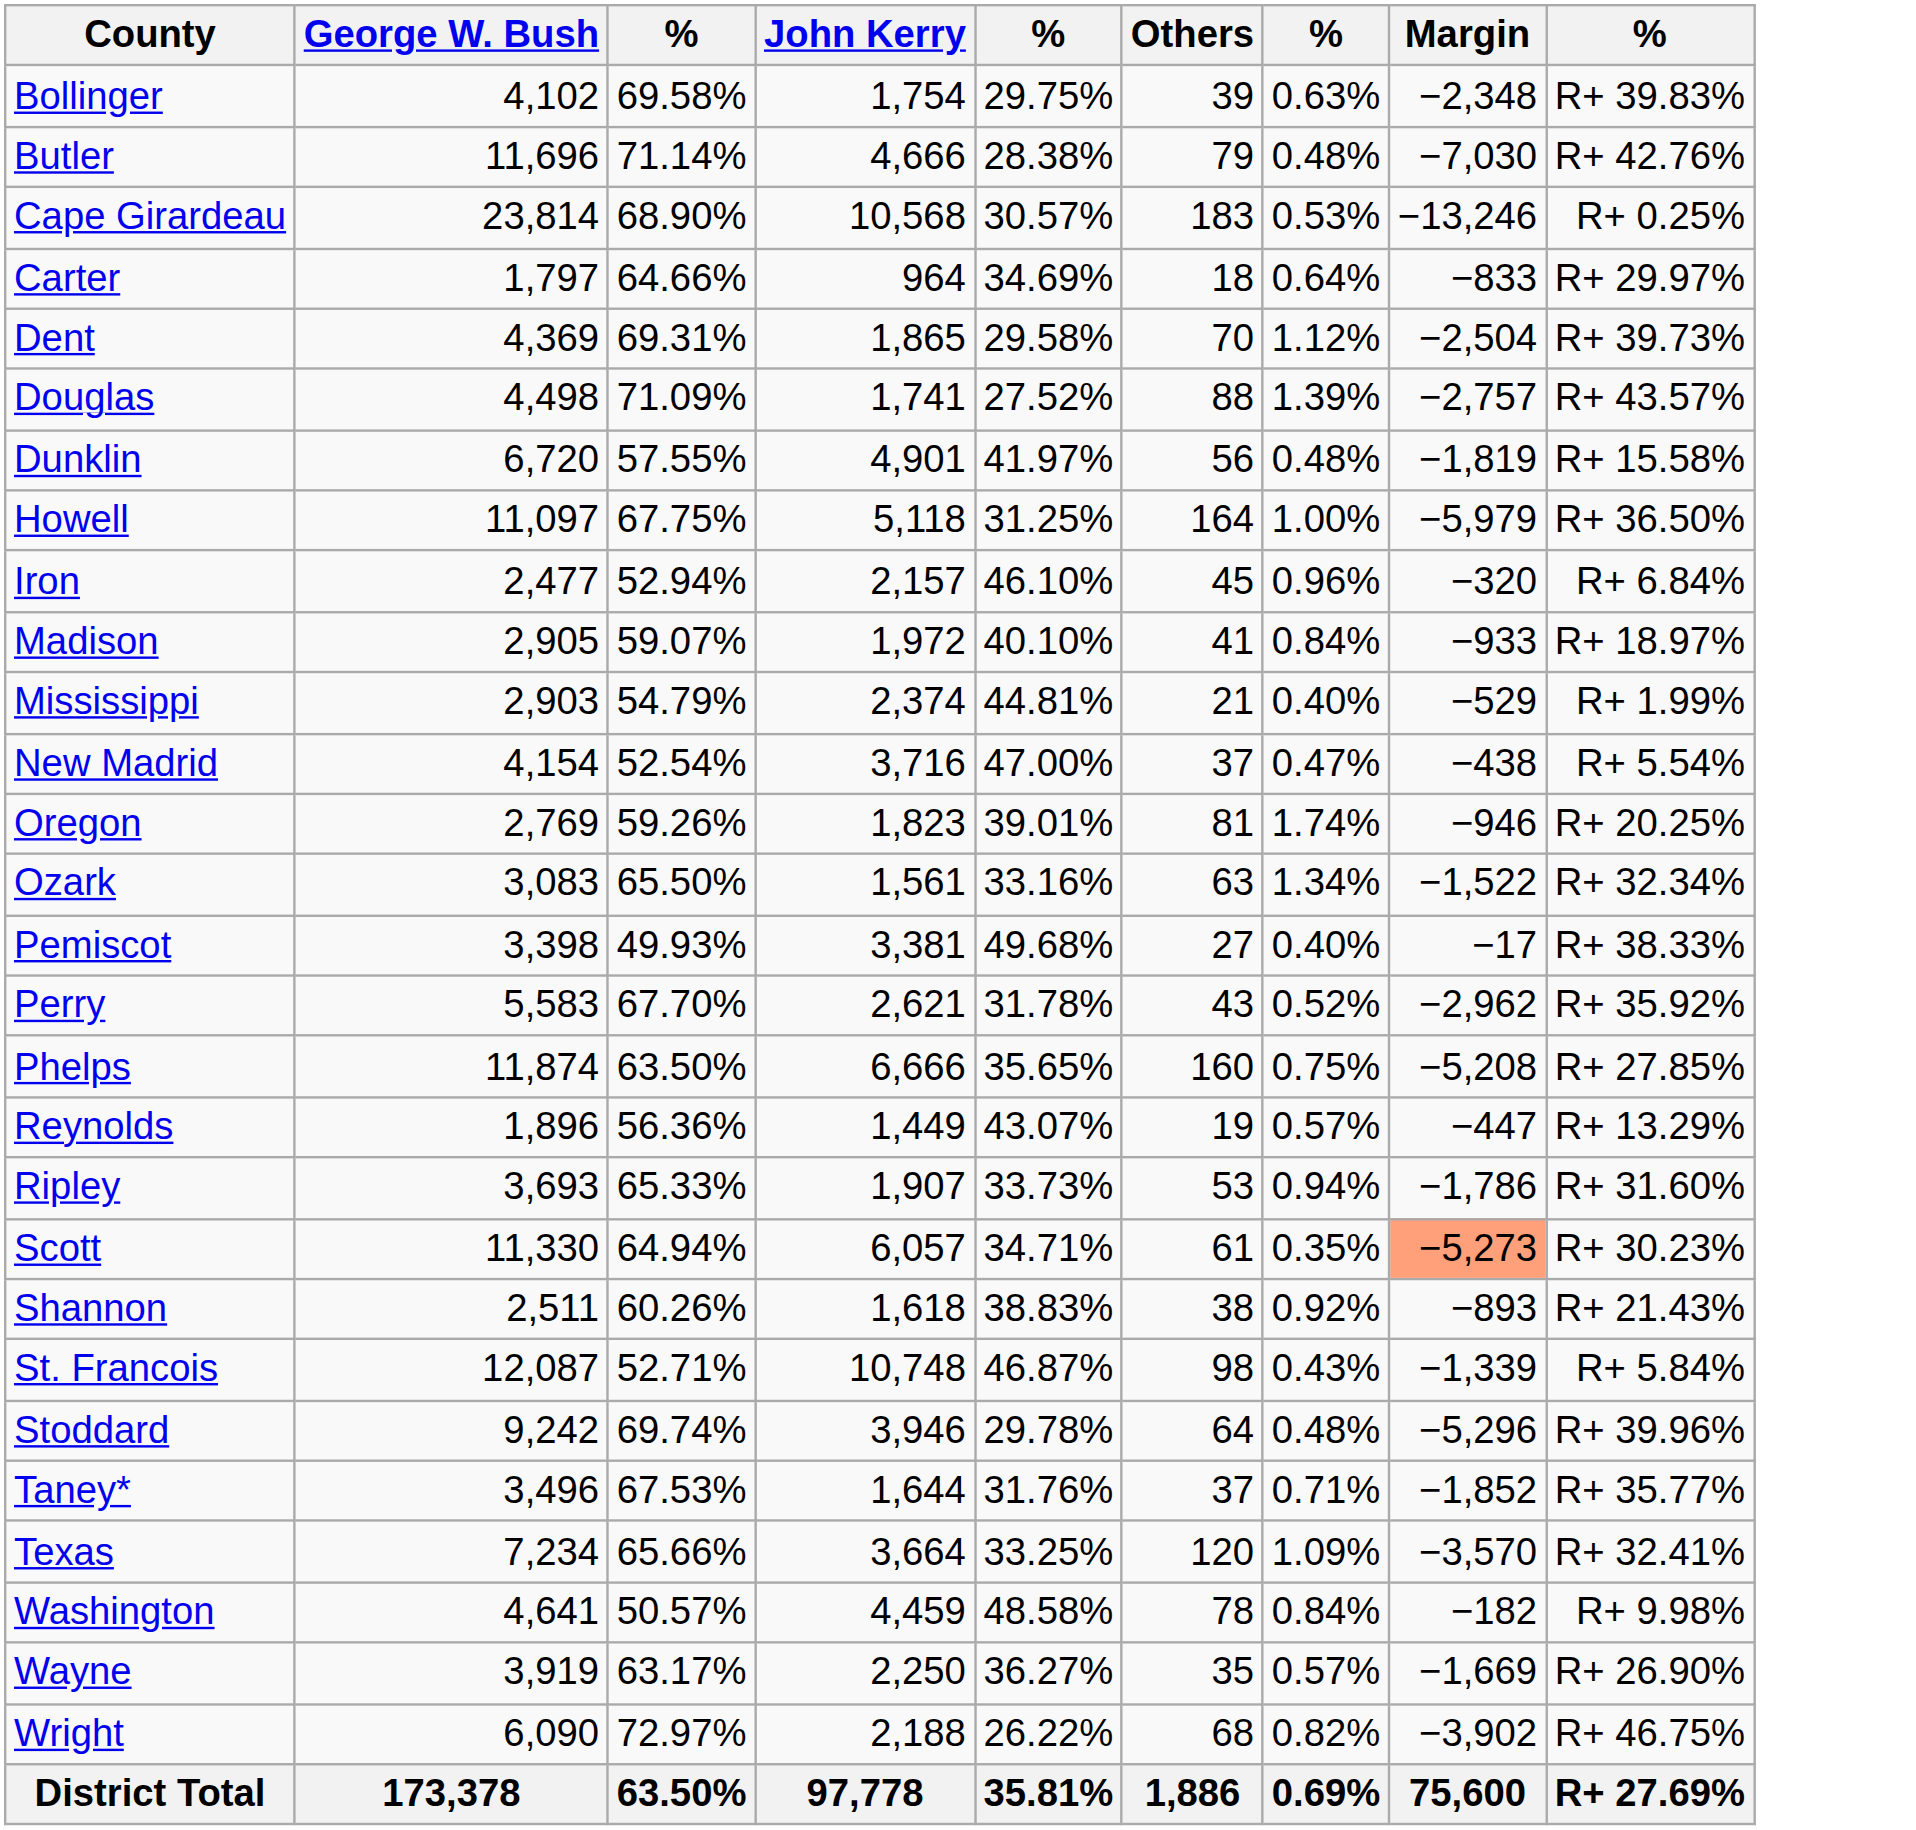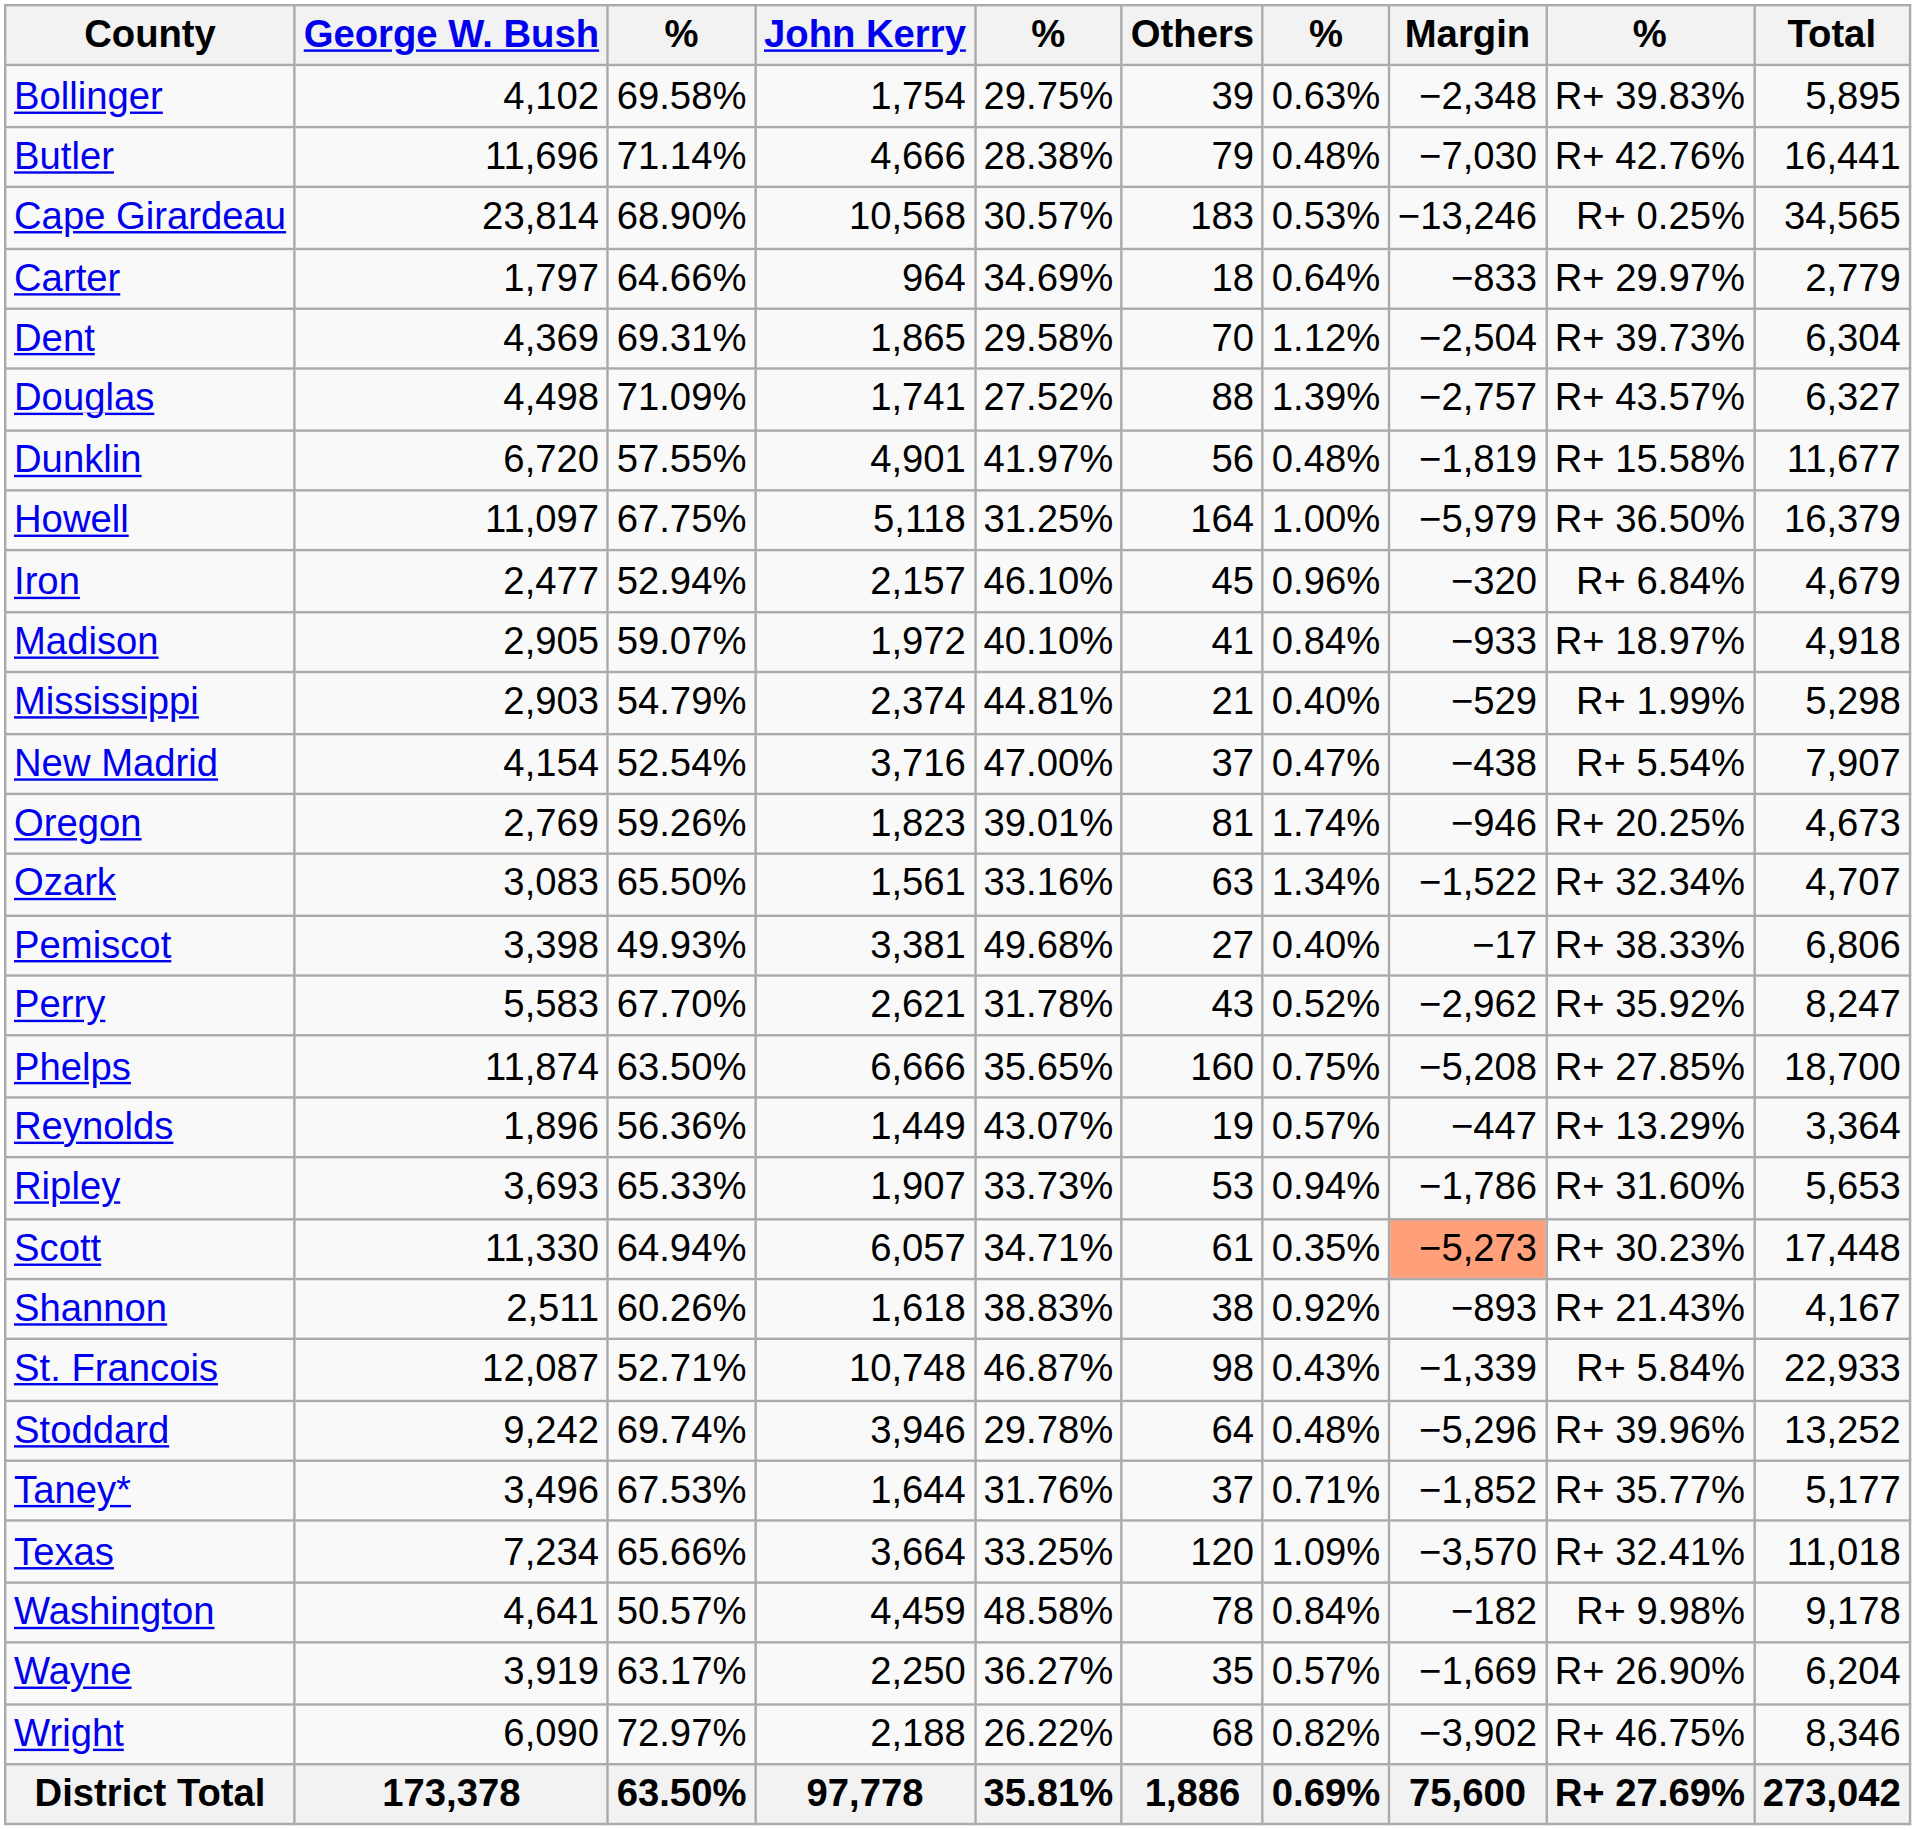+ column: (1832, 34)
